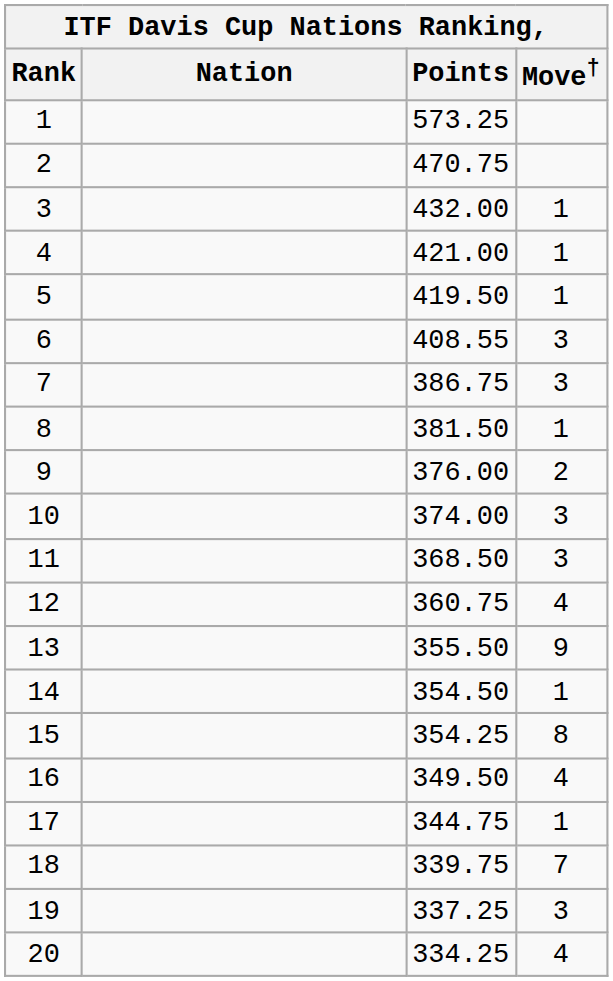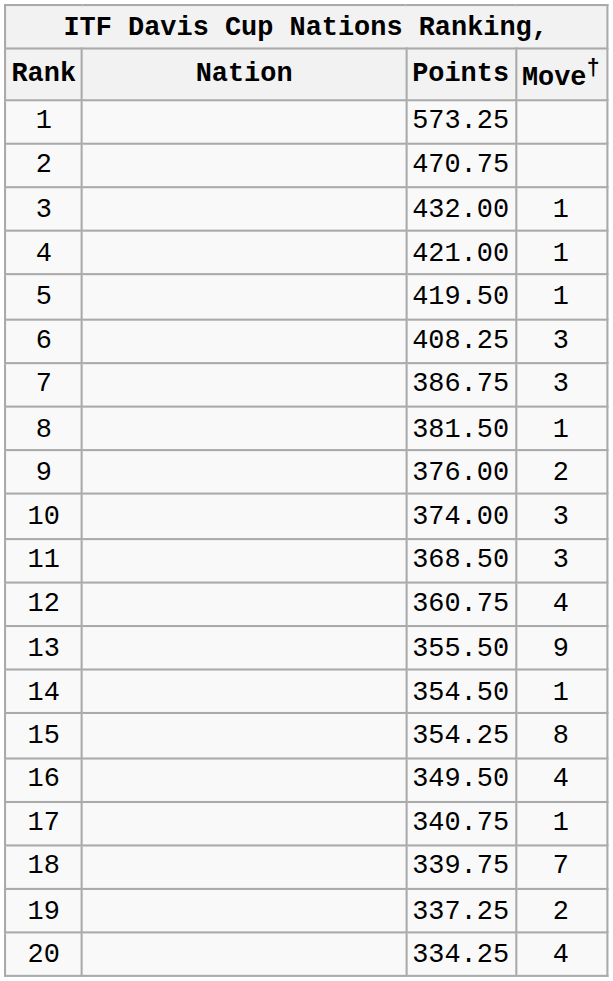(461, 341) 408.55 -> (461, 341) 408.25
(461, 823) 344.75 -> (461, 823) 340.75
(561, 911) 3 -> (561, 911) 2
